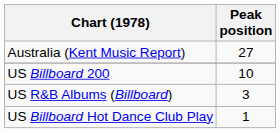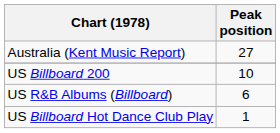(246, 95) 3 -> (246, 95) 6
